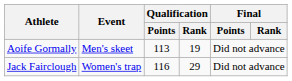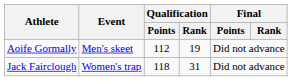(161, 49) 113 -> (161, 49) 112
(161, 67) 116 -> (161, 67) 118
(195, 67) 29 -> (195, 67) 31
